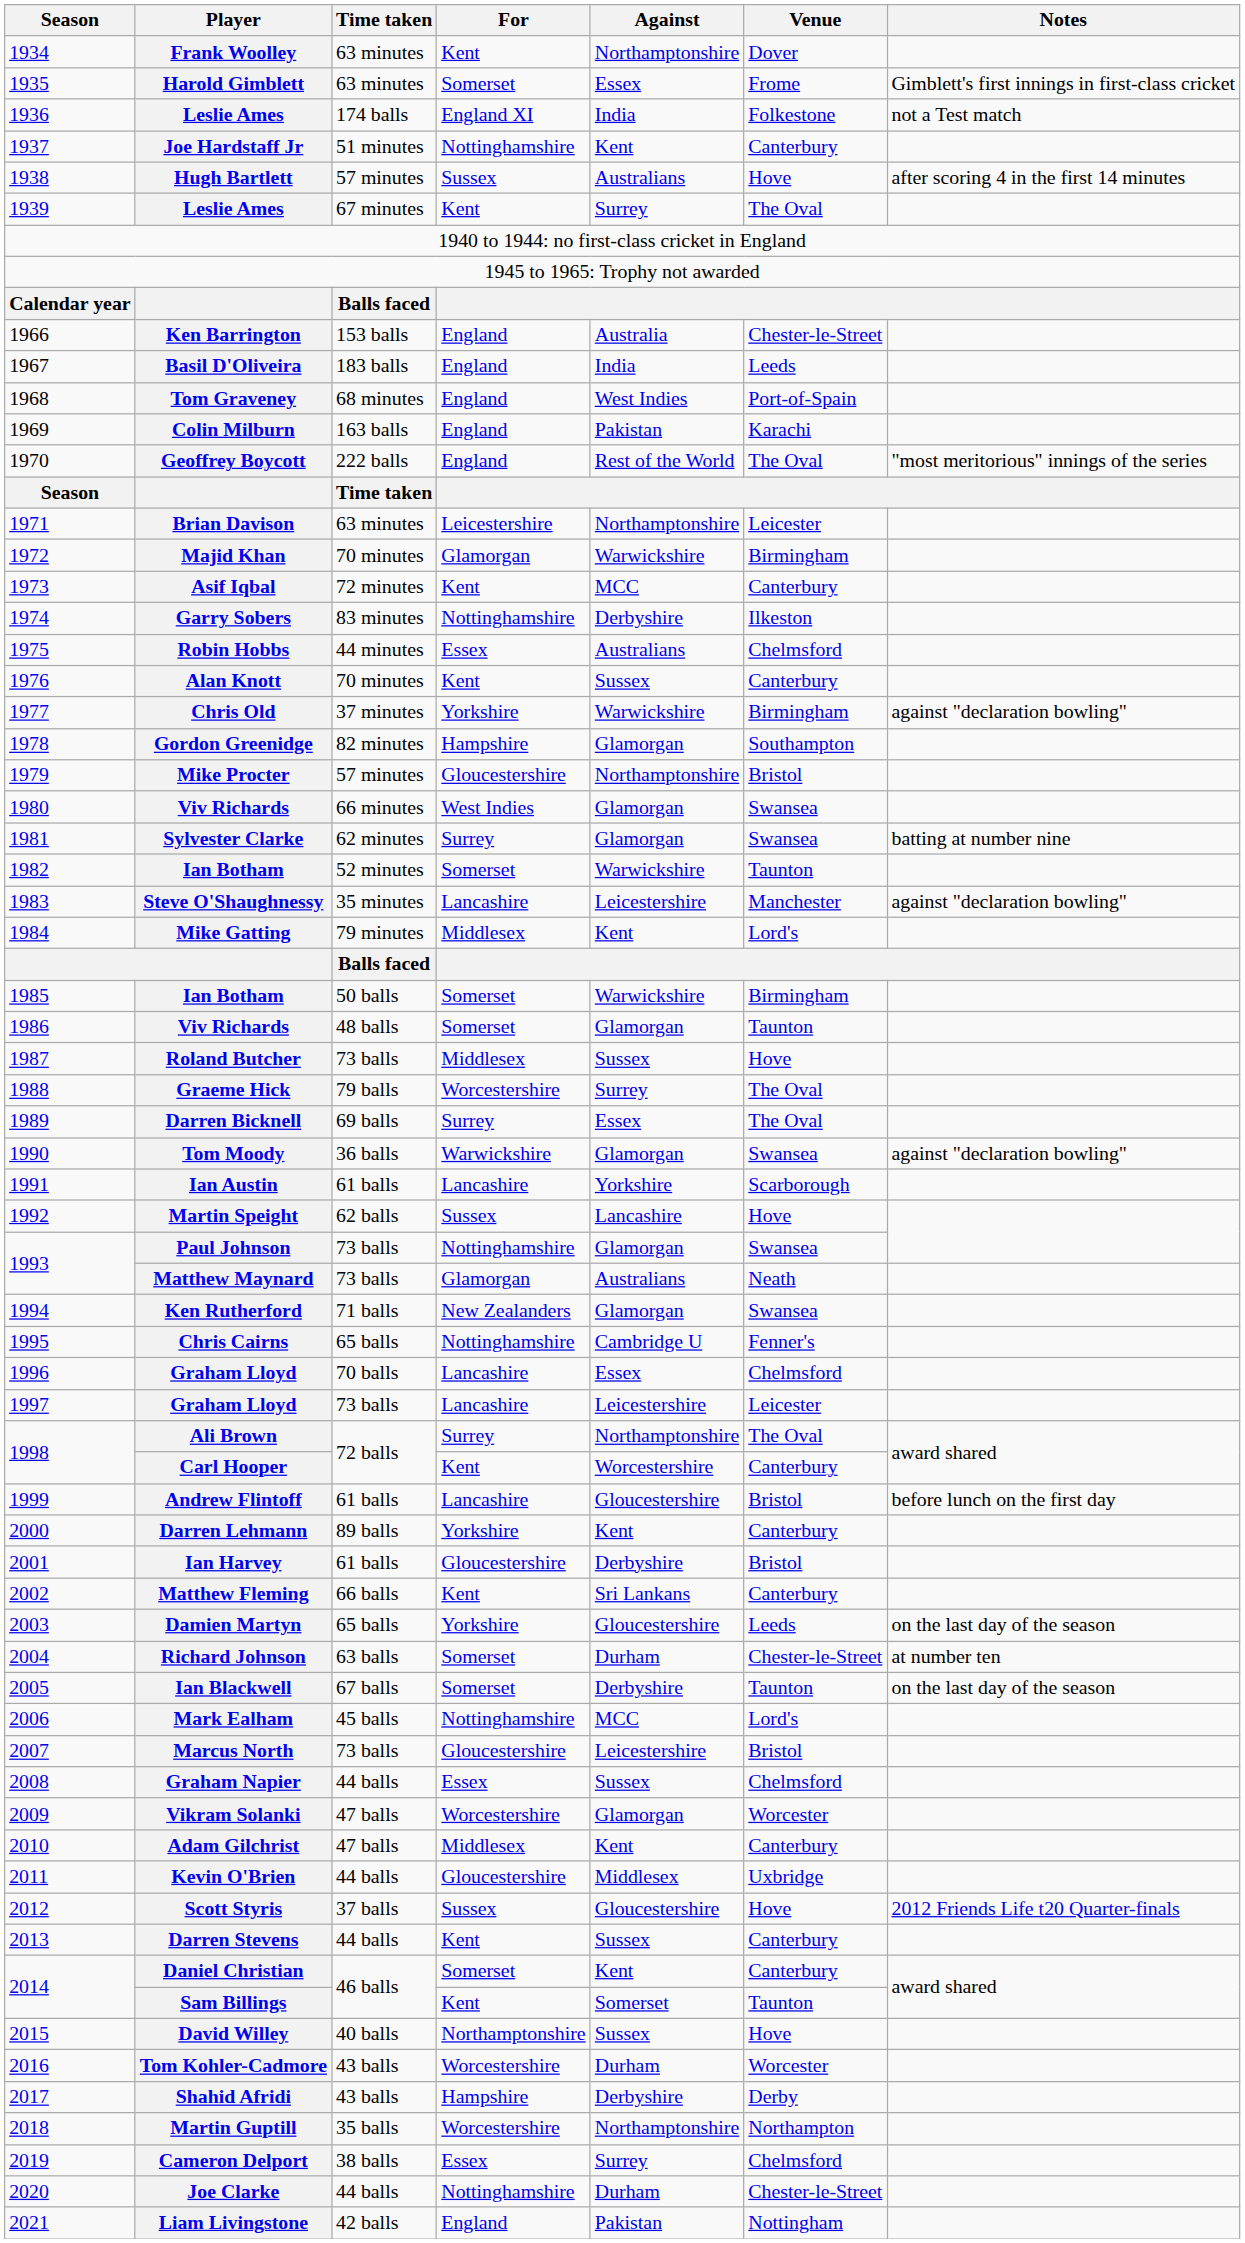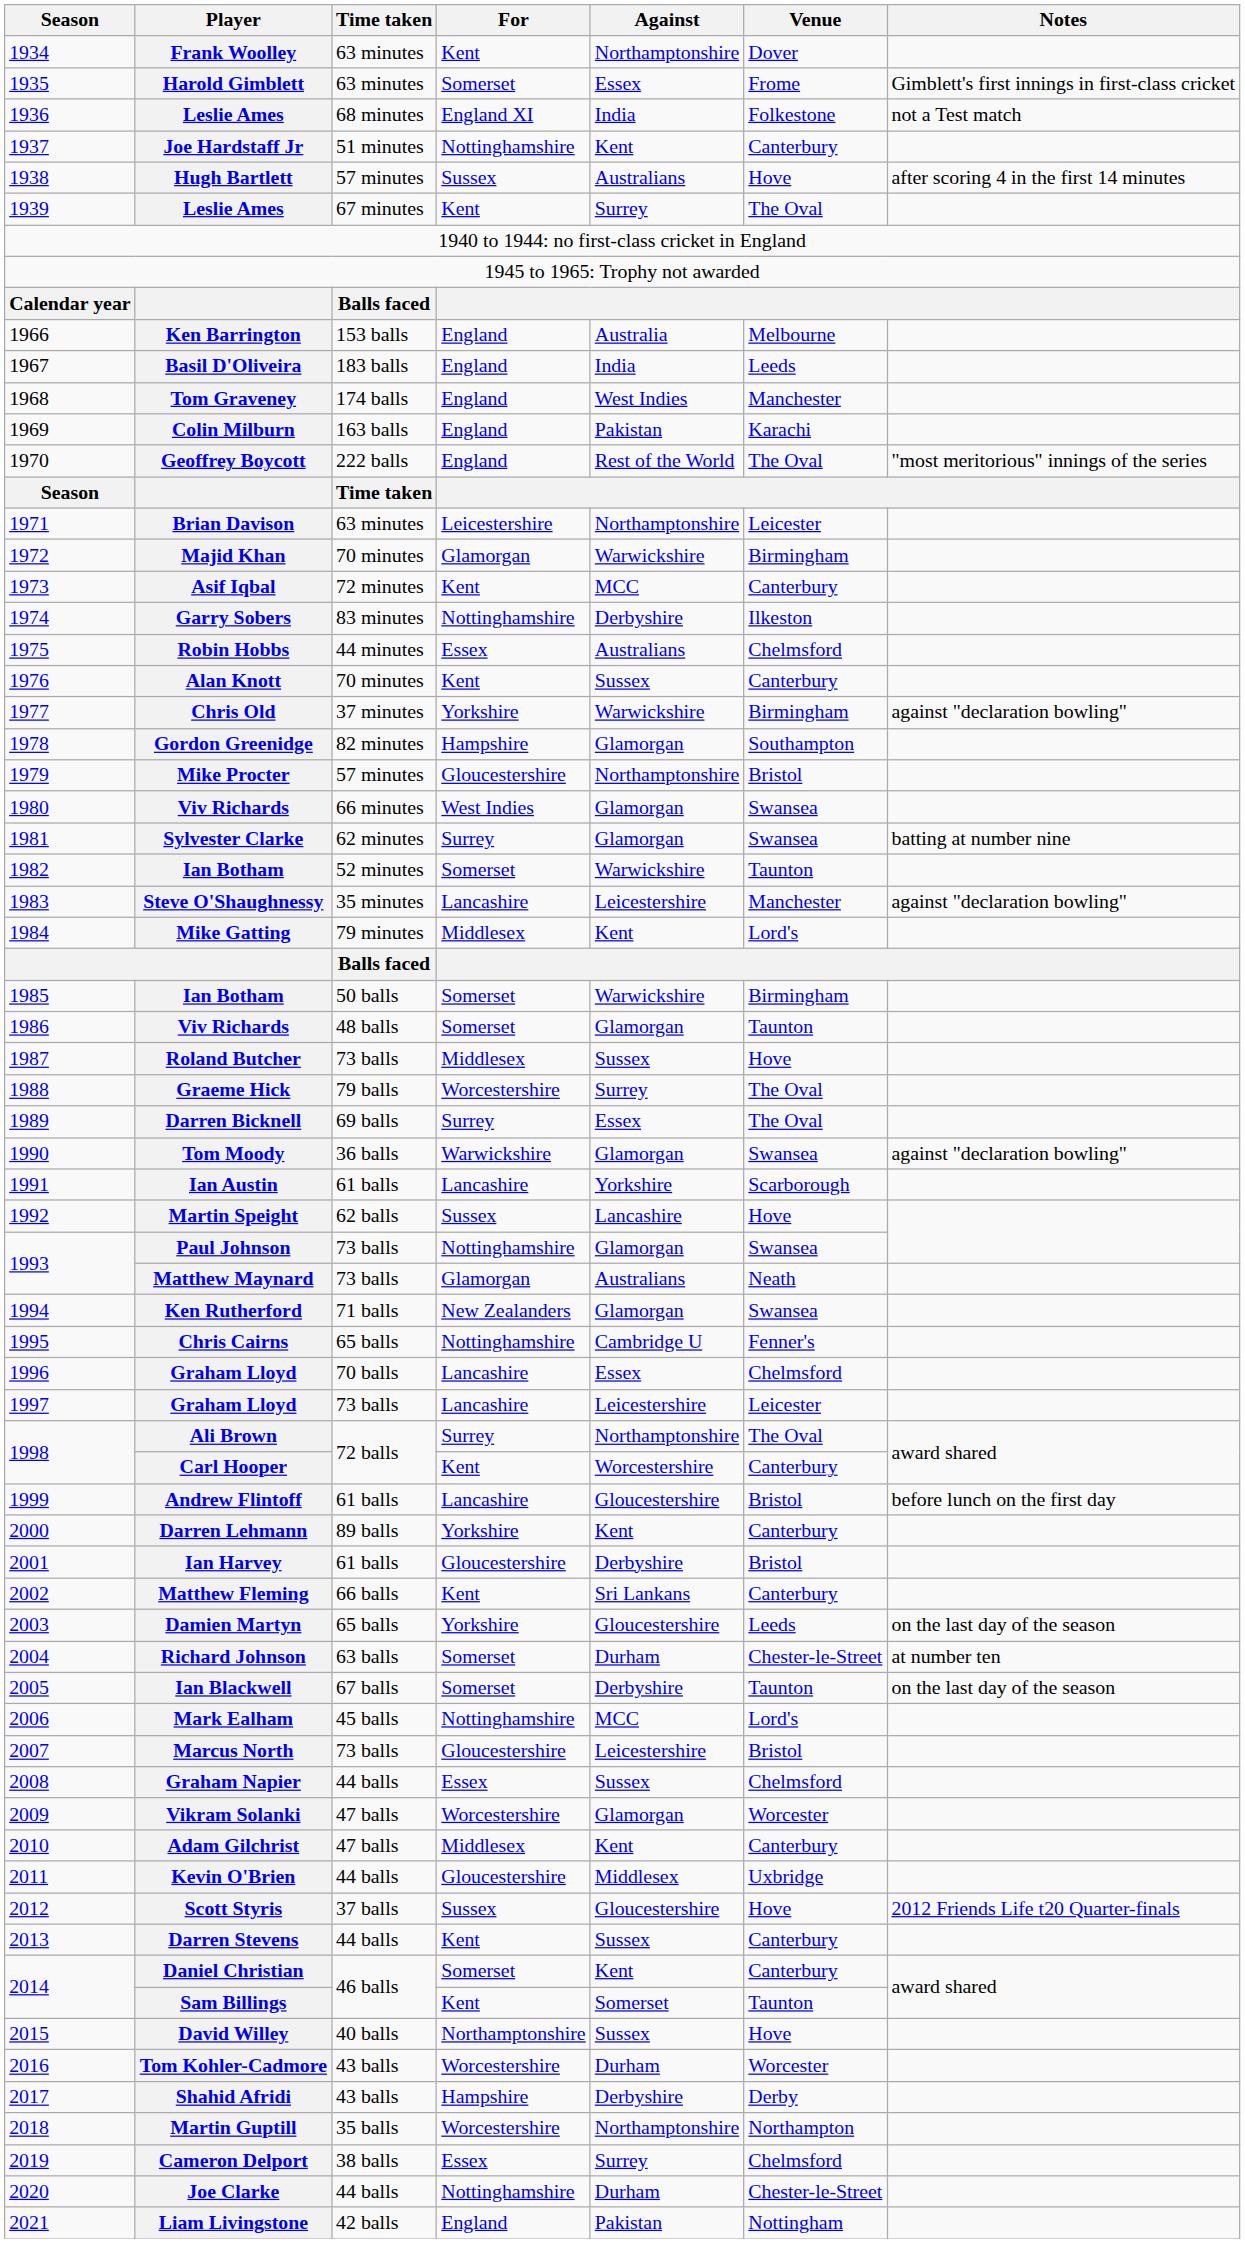(372, 114) 174 balls -> (380, 114) 68 minutes
(815, 334) Chester-le-Street -> (792, 334) Melbourne
(380, 397) 68 minutes -> (372, 397) 174 balls
(802, 397) Port-of-Spain -> (795, 397) Manchester
